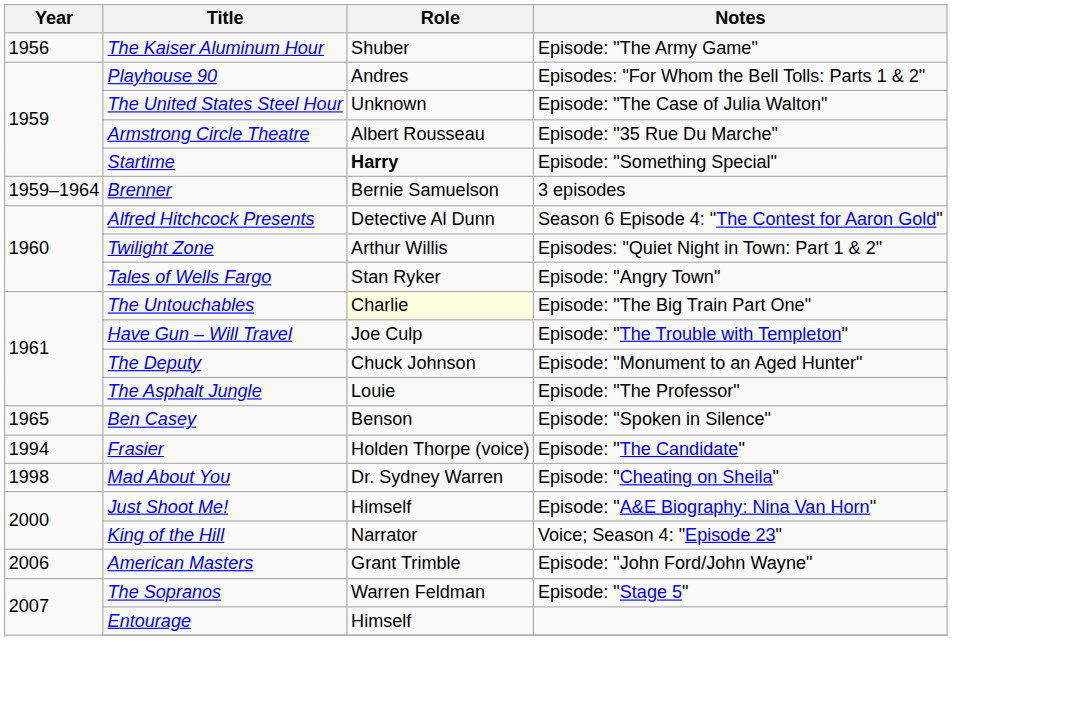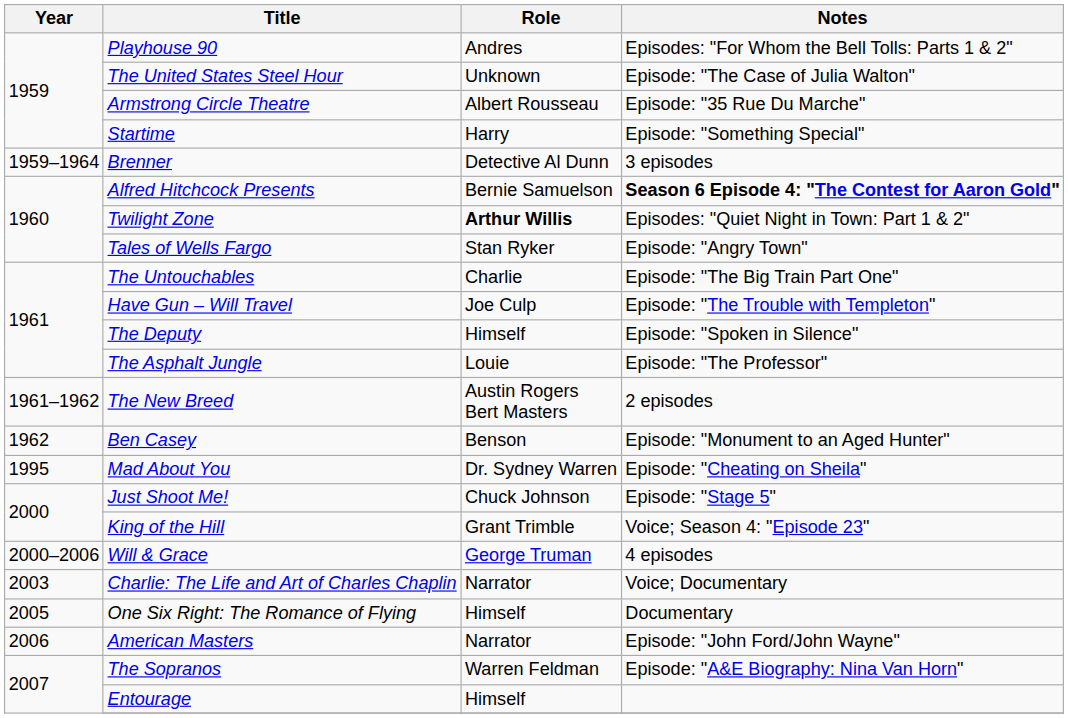- row: (216, 47)
(375, 162) bold -> (487, 133) normal
(425, 190) Bernie Samuelson -> (537, 162) Detective Al Dunn
(423, 219) Detective Al Dunn -> (539, 190) Bernie Samuelson
(740, 219) normal -> (843, 190) bold
(399, 248) normal -> (519, 219) bold
(380, 305) lightyellow background -> (494, 276) no background
(413, 362) Chuck Johnson -> (495, 334) Himself
(700, 362) Episode: "Monument to an Aged Hunter" -> (742, 334) Episode: "Spoken in Silence"
+ row: (170, 401)
(29, 420) 1965 -> (29, 440) 1962
(654, 420) Episode: "Spoken in Silence" -> (788, 440) Episode: "Monument to an Aged Hunter"
- row: (136, 448)
(29, 477) 1998 -> (29, 469) 1995
(381, 506) Himself -> (527, 497) Chuck Johnson
(707, 506) Episode: "A&E Biography: Nina Van Horn" -> (701, 497) Episode: "Stage 5"
(384, 534) Narrator -> (520, 526) Grant Trimble
+ row: (158, 555)
+ row: (282, 583)
+ row: (262, 612)
(406, 563) Grant Trimble -> (498, 641) Narrator
(613, 592) Episode: "Stage 5" -> (794, 669) Episode: "A&E Biography: Nina Van Horn"
